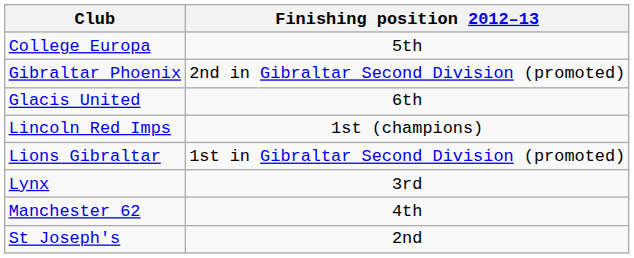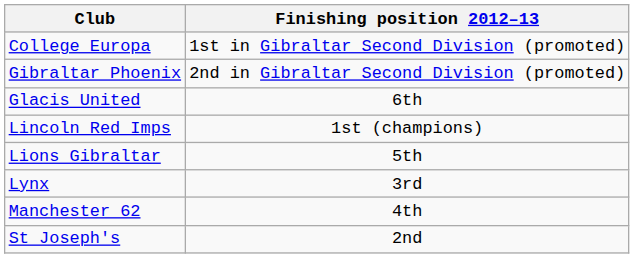(407, 46) 5th -> (407, 46) 1st in Gibraltar Second Division (promoted)
(407, 156) 1st in Gibraltar Second Division (promoted) -> (407, 156) 5th
